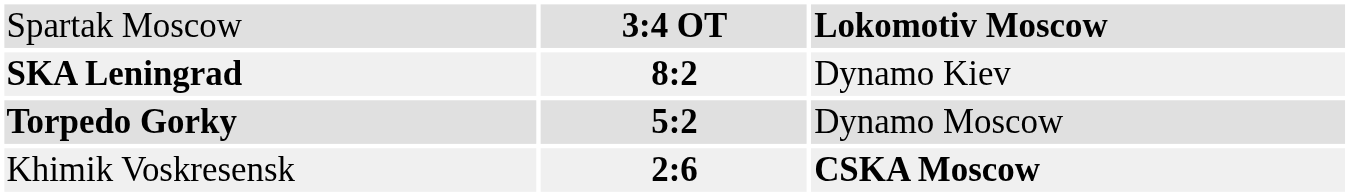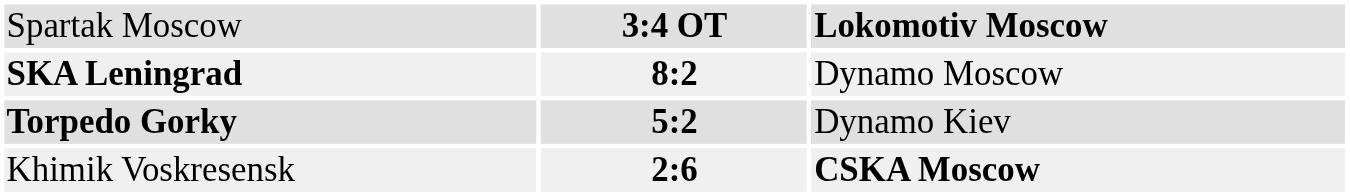(912, 73) Dynamo Kiev -> (939, 73) Dynamo Moscow
(939, 121) Dynamo Moscow -> (912, 121) Dynamo Kiev
